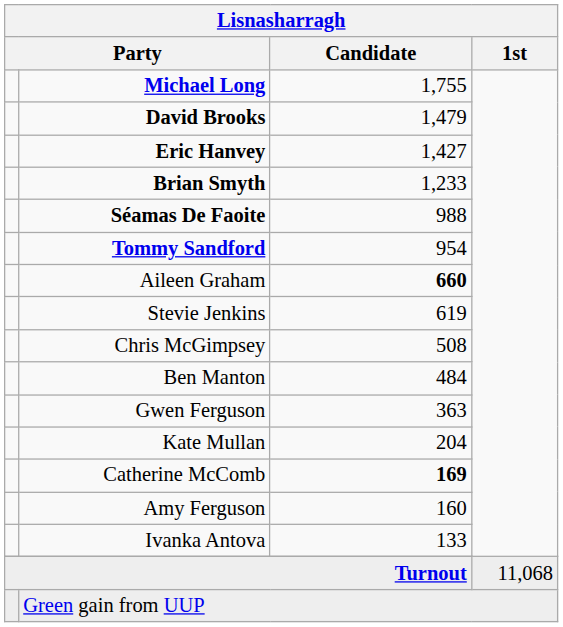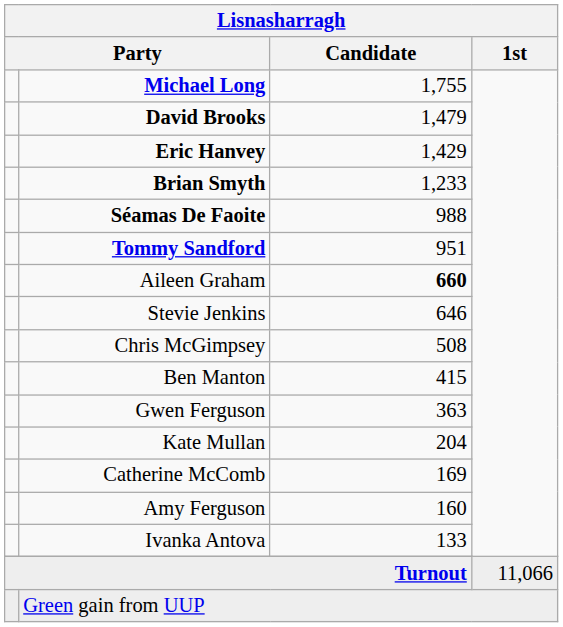(444, 150) 1,427 -> (444, 150) 1,429
(451, 248) 954 -> (451, 248) 951
(451, 313) 619 -> (451, 313) 646
(451, 378) 484 -> (451, 378) 415
(451, 475) bold -> (451, 475) normal
(525, 572) 11,068 -> (525, 572) 11,066
